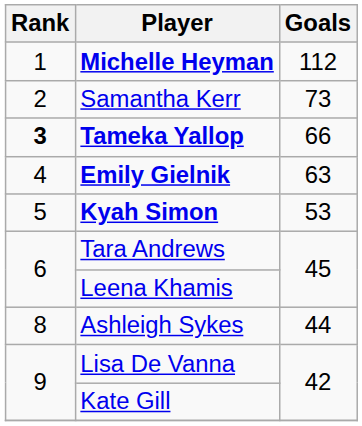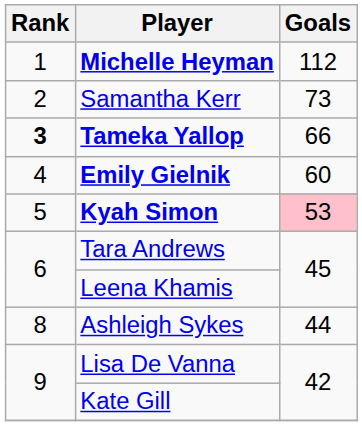(318, 174) 63 -> (318, 174) 60
(318, 212) no background -> (318, 212) pink background
